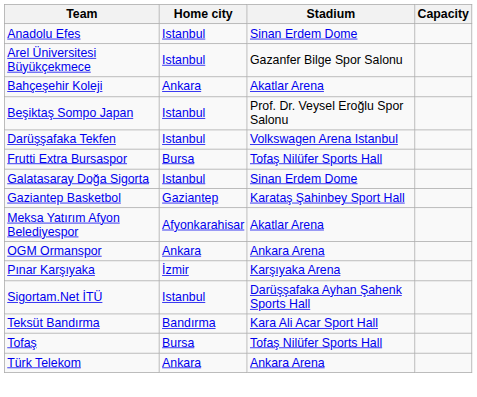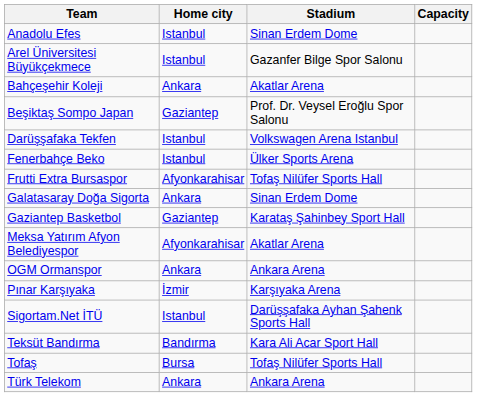(184, 113) Istanbul -> (190, 113) Gaziantep
+ row: (56, 159)
(178, 159) Bursa -> (203, 178) Afyonkarahisar
(184, 178) Istanbul -> (182, 198) Ankara
